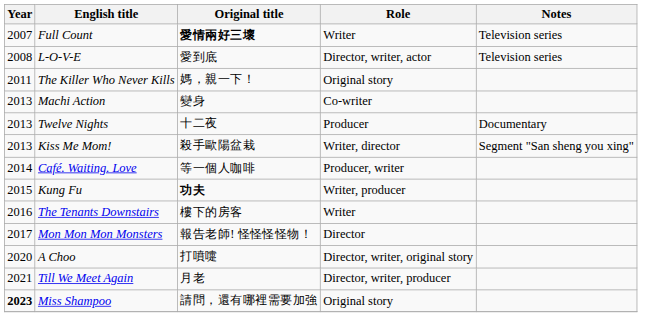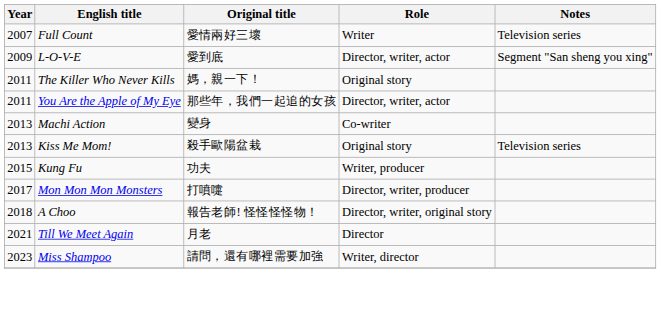(218, 34) bold -> (224, 34) normal
(20, 57) 2008 -> (20, 57) 2009
(521, 57) Television series -> (575, 57) Segment "San sheng you xing"
+ row: (109, 101)
- row: (73, 123)
(362, 146) Writer, director -> (377, 146) Original story
(556, 146) Segment "San sheng you xing" -> (539, 146) Television series
- row: (87, 168)
(193, 189) bold -> (199, 167) normal
- row: (98, 212)
(246, 234) 報告老師! 怪怪怪怪物！ -> (205, 189) 打噴嚏
(344, 234) Director -> (406, 190) Director, writer, producer
(20, 256) 2020 -> (20, 212) 2018
(199, 256) 打噴嚏 -> (253, 212) 報告老師! 怪怪怪怪物！
(387, 278) Director, writer, producer -> (363, 234) Director
(20, 300) bold -> (20, 256) normal
(358, 300) Original story -> (380, 256) Writer, director
